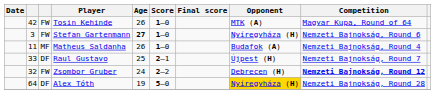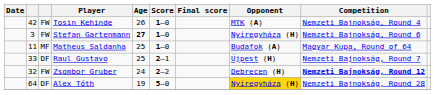(357, 23) Magyar Kupa, Round of 64 -> (362, 23) Nemzeti Bajnokság, Round 4
(141, 47) 26 -> (141, 47) 25
(362, 47) Nemzeti Bajnokság, Round 4 -> (357, 47) Magyar Kupa, Round of 64
